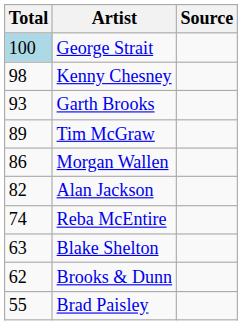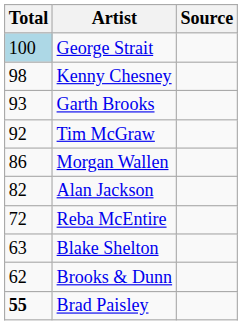(18, 133) 89 -> (18, 133) 92
(18, 219) 74 -> (18, 219) 72
(18, 305) normal -> (18, 305) bold
